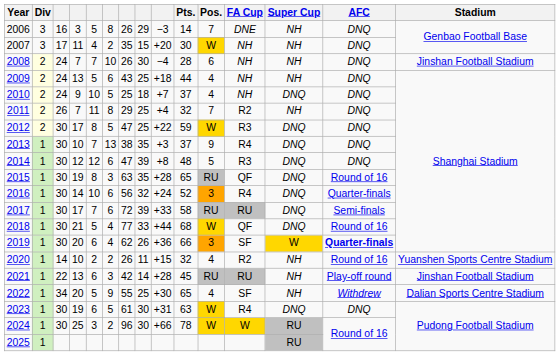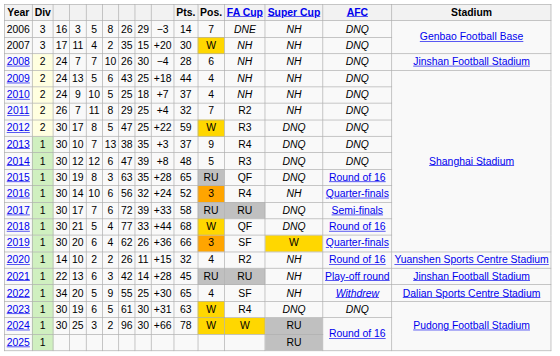(294, 95) DNQ -> (294, 95) NH
(294, 194) DNQ -> (294, 194) NH
(359, 243) bold -> (357, 243) normal
